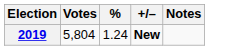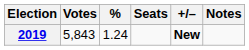+ column: (151, 14)
(79, 34) 5,804 -> (79, 34) 5,843
